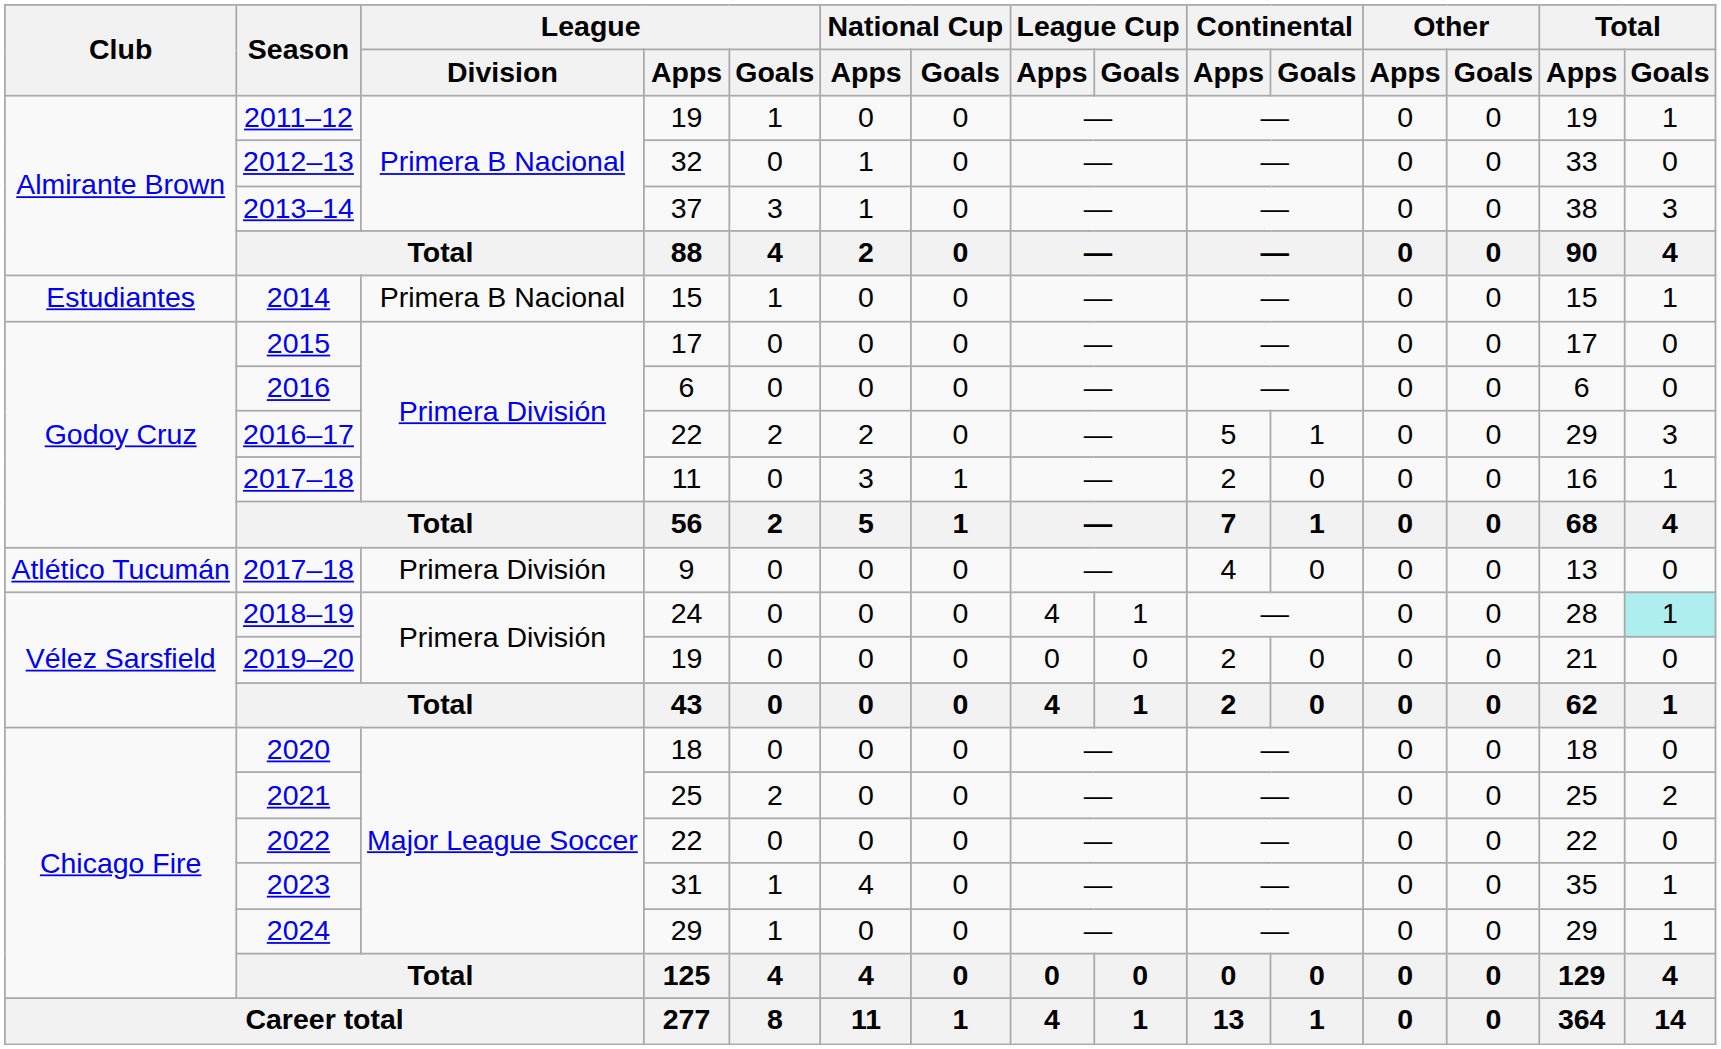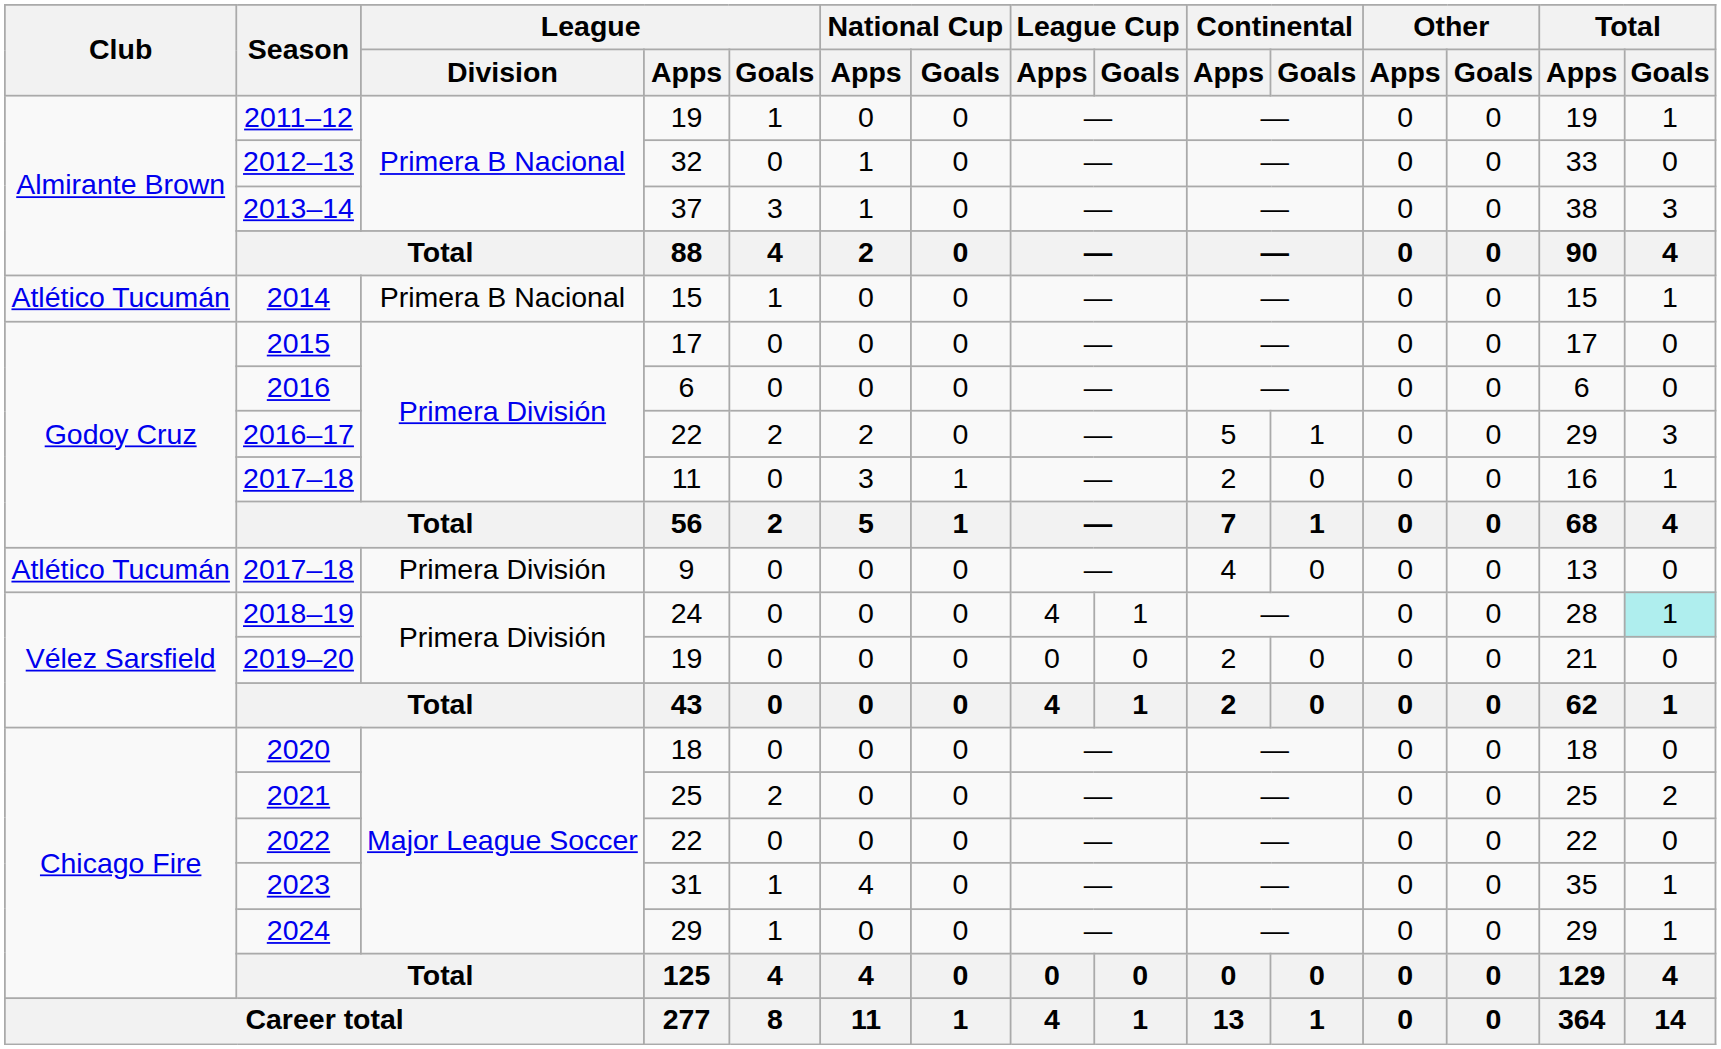(121, 298) Estudiantes -> (121, 298) Atlético Tucumán
